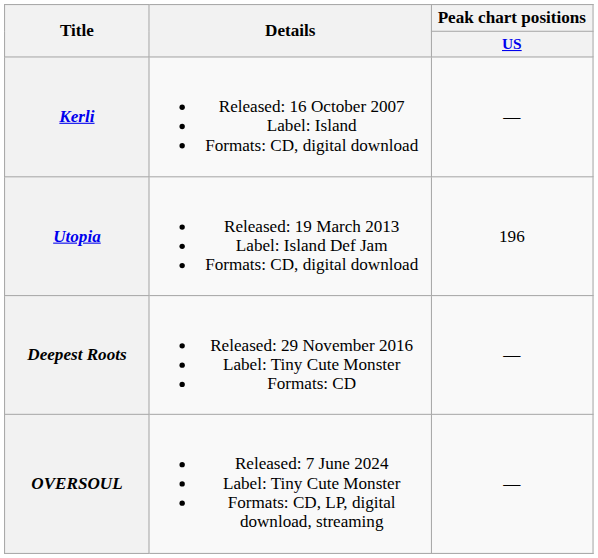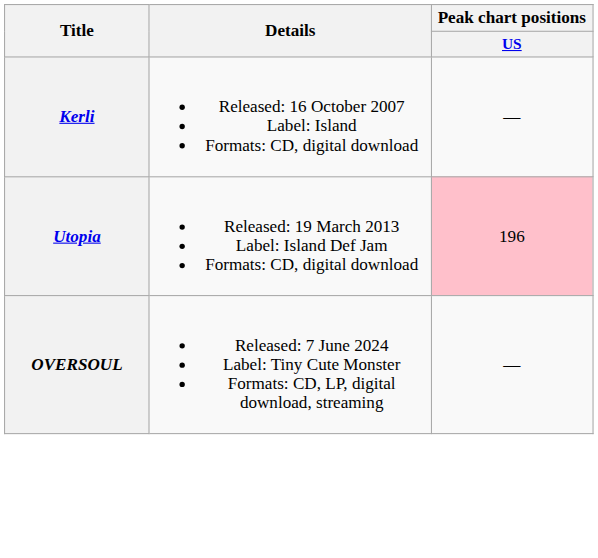(512, 235) no background -> (512, 235) pink background
- row: (77, 354)
